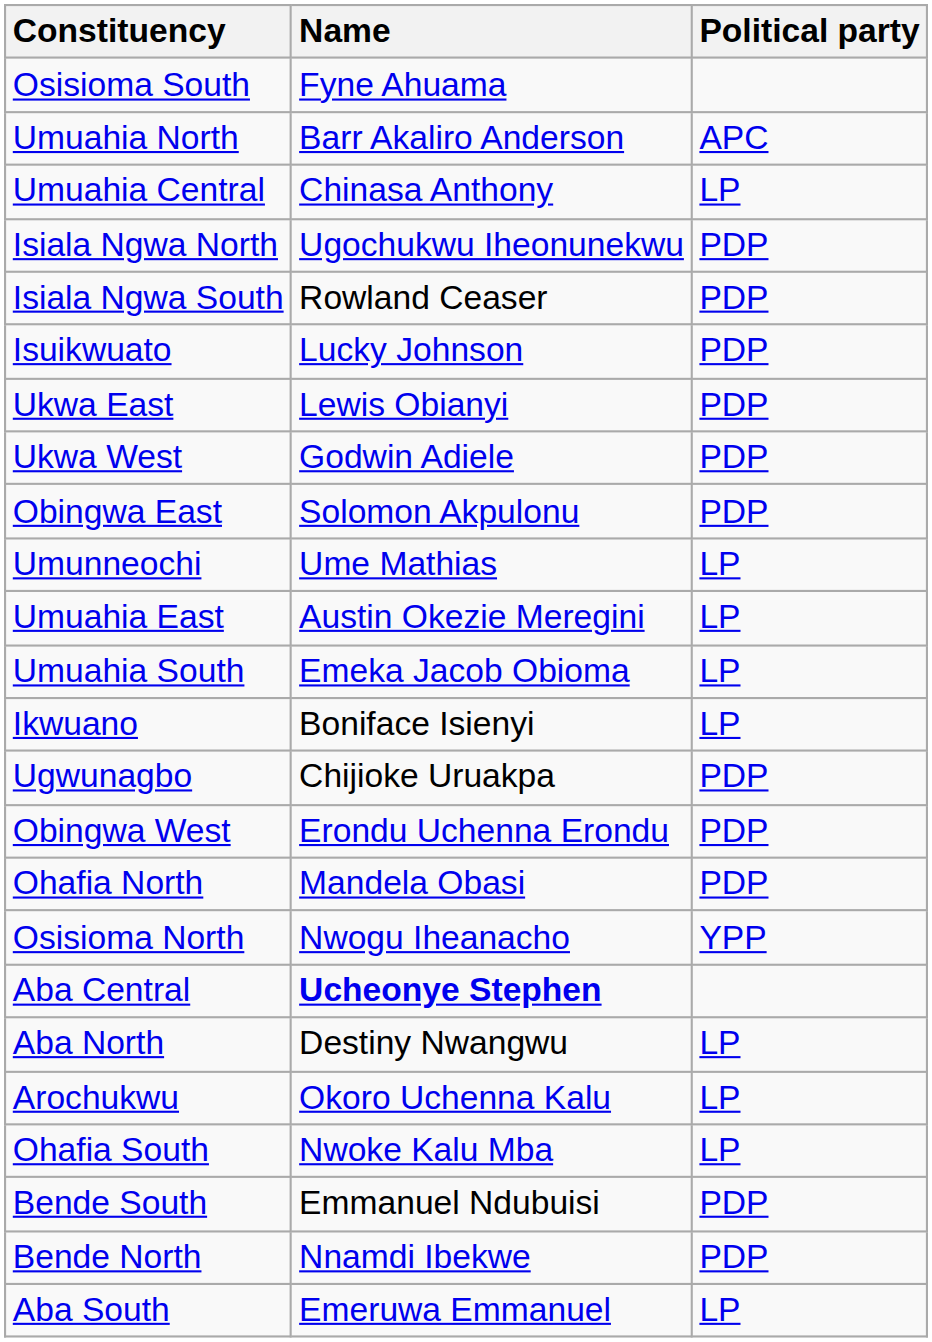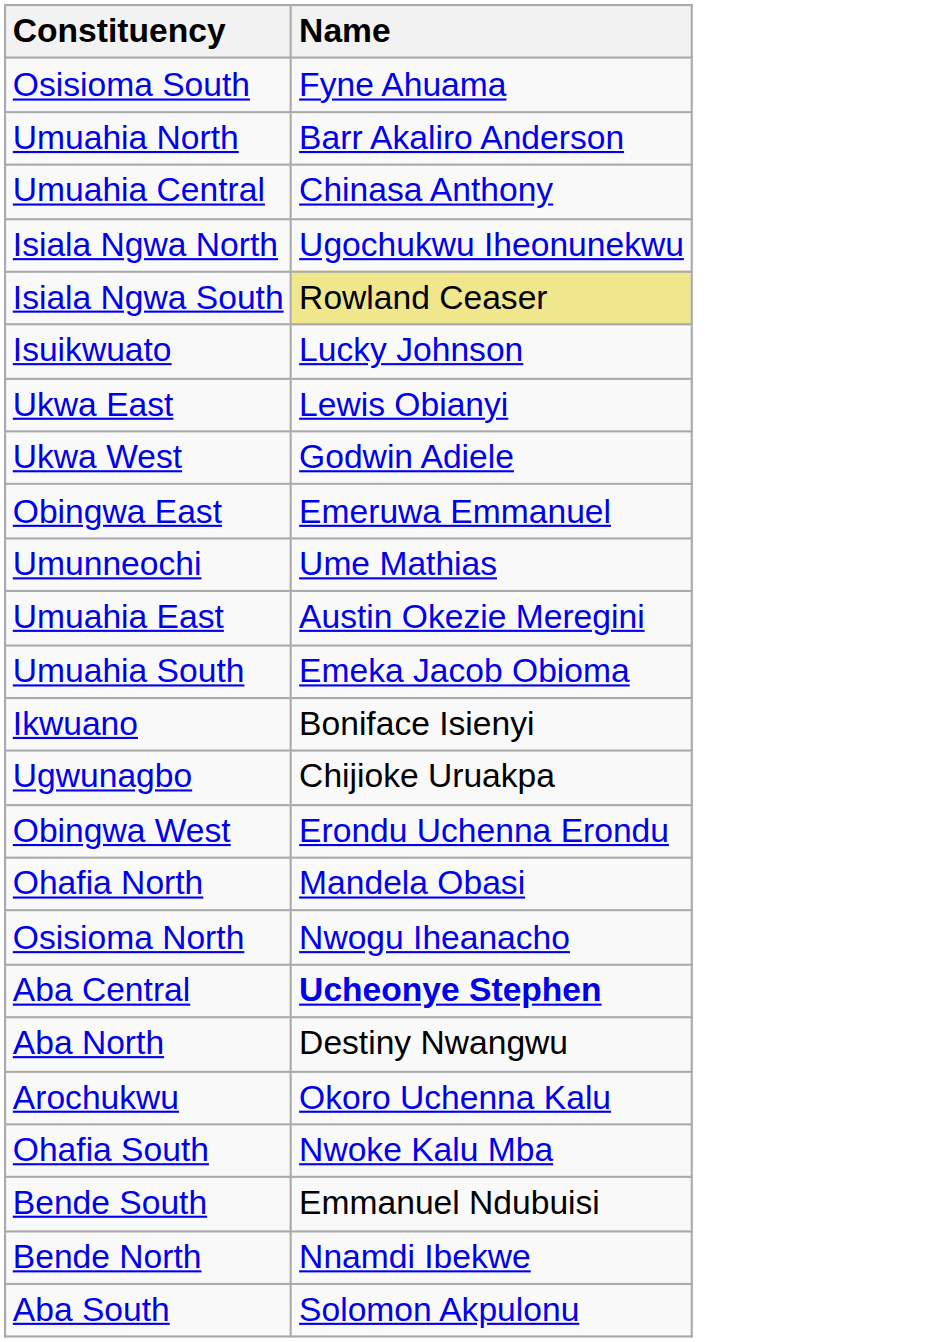- column: (810, 31)
(423, 297) no background -> (423, 297) khaki background
(439, 510) Solomon Akpulonu -> (455, 510) Emeruwa Emmanuel
(455, 1310) Emeruwa Emmanuel -> (439, 1310) Solomon Akpulonu
